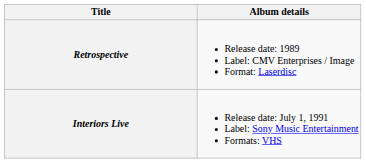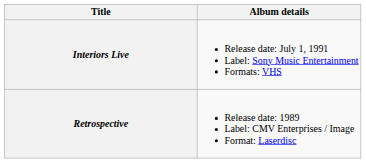rows swapped: (101, 123) <-> (101, 54)
